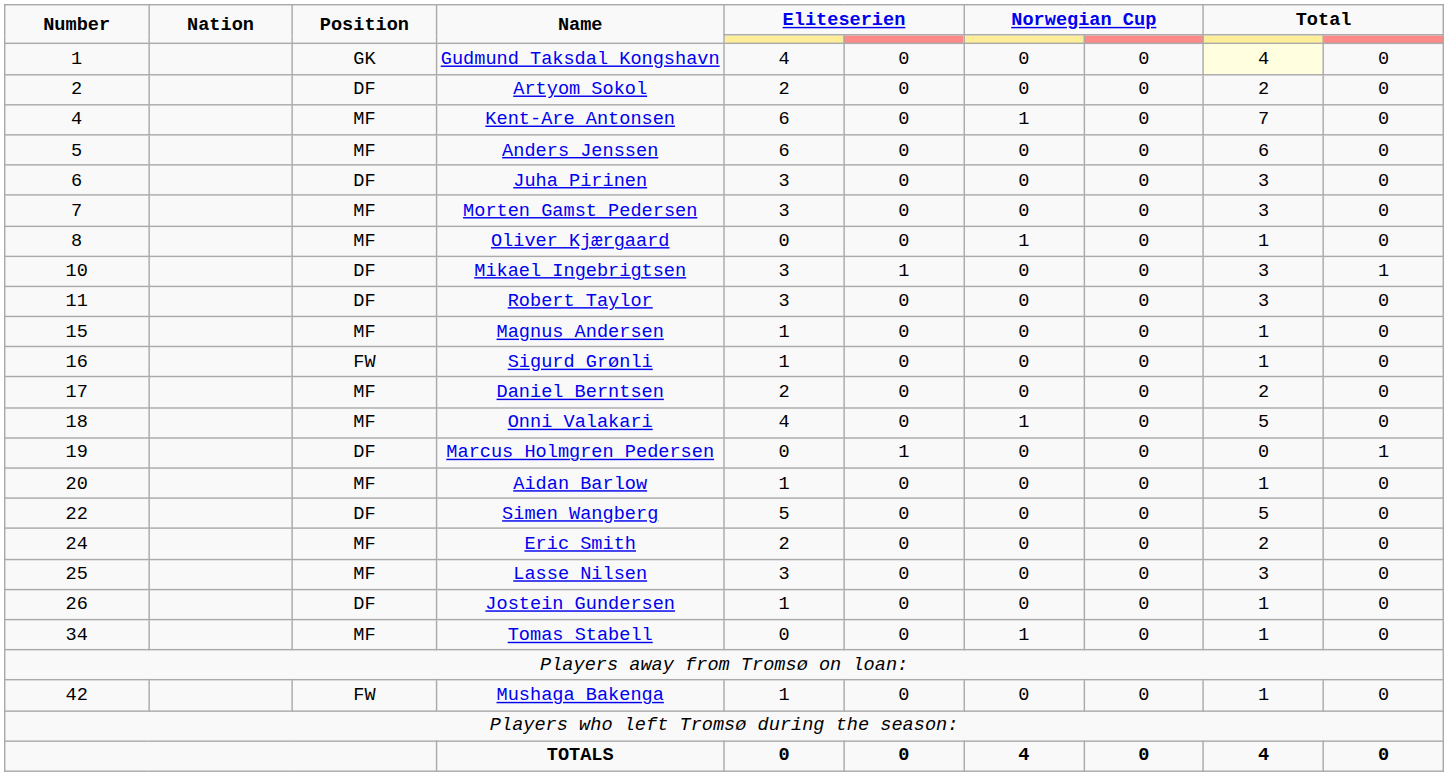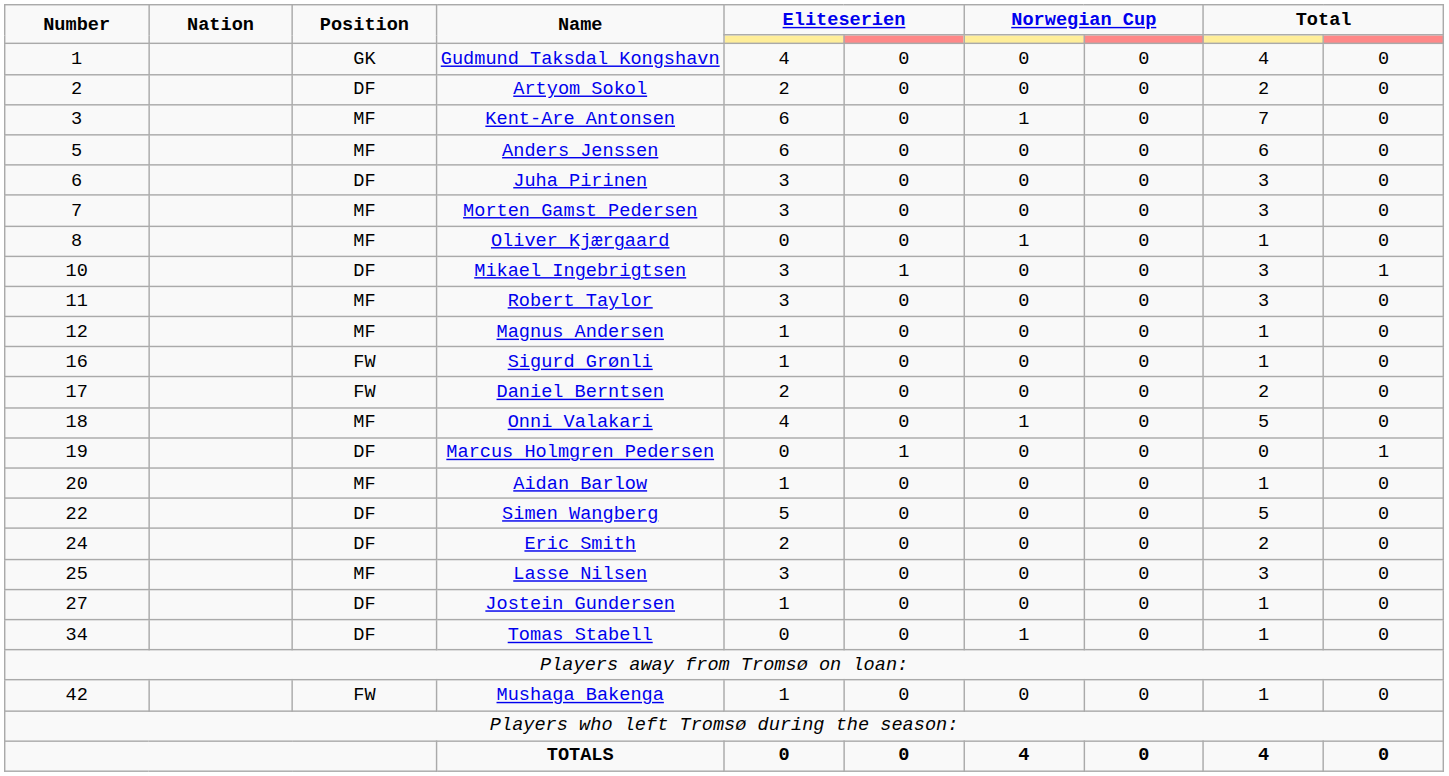(1264, 59) lightyellow background -> (1264, 59) no background
(77, 120) 4 -> (77, 120) 3
(364, 301) DF -> (364, 301) MF
(77, 332) 15 -> (77, 332) 12
(364, 392) MF -> (364, 392) FW
(364, 544) MF -> (364, 544) DF
(77, 604) 26 -> (77, 604) 27
(364, 635) MF -> (364, 635) DF
